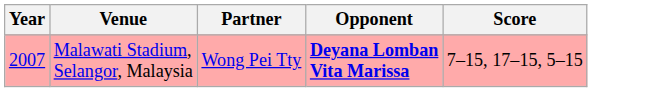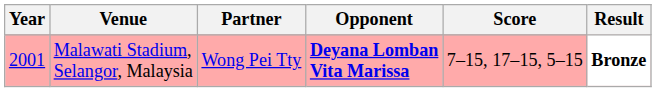+ column: (619, 19)
(27, 60) 2007 -> (27, 60) 2001
